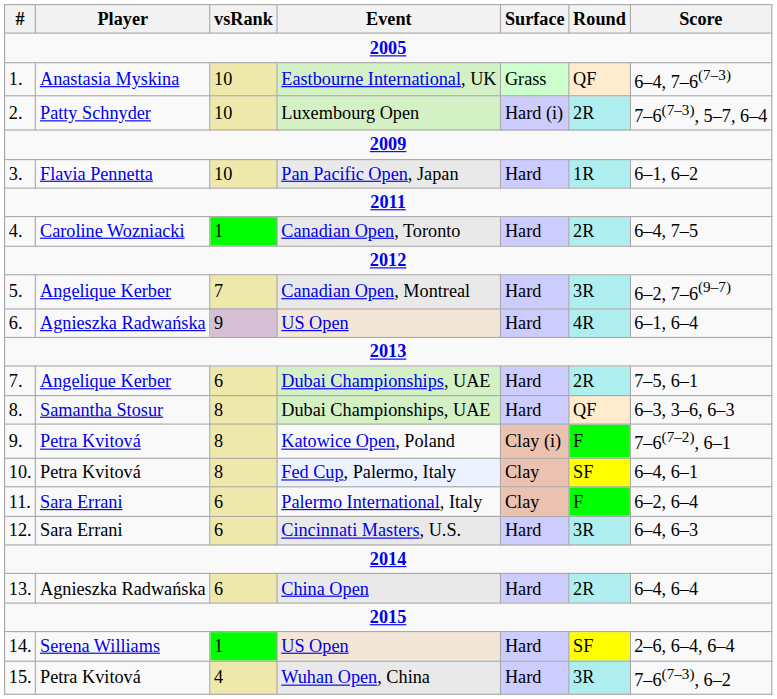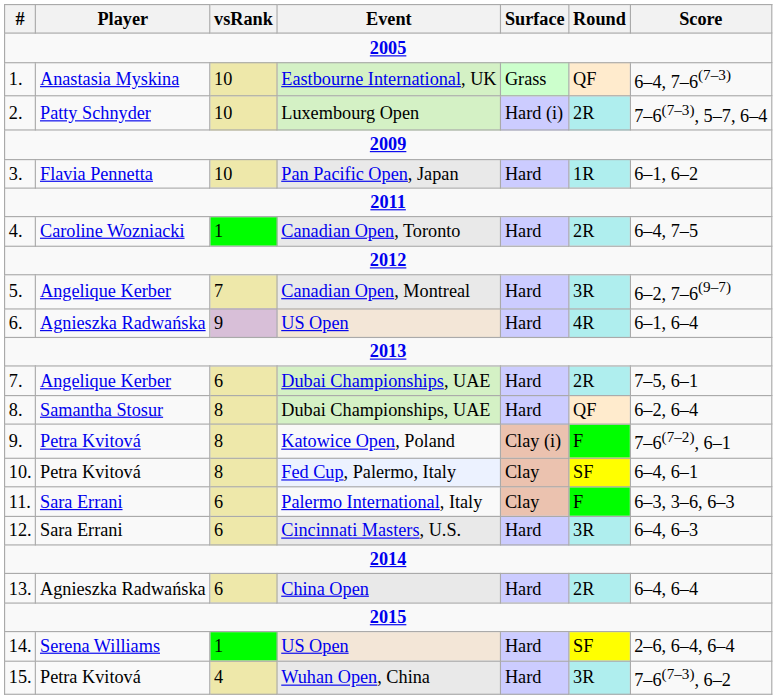(684, 409) 6–3, 3–6, 6–3 -> (666, 409) 6–2, 6–4
(666, 501) 6–2, 6–4 -> (684, 501) 6–3, 3–6, 6–3
